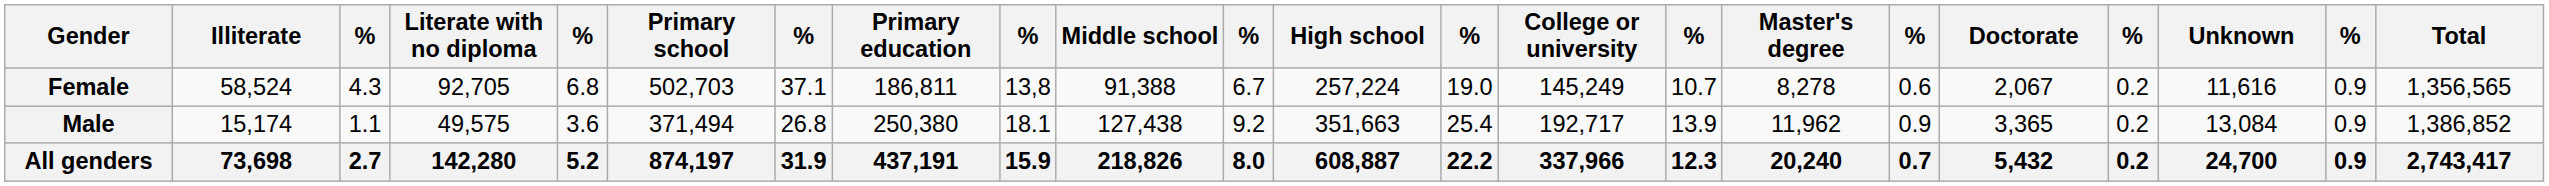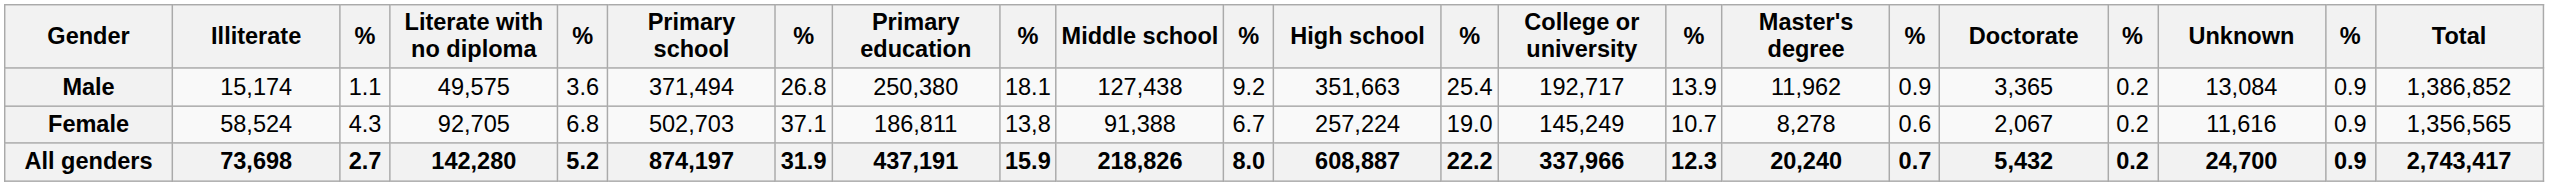rows swapped: (89, 124) <-> (89, 86)
